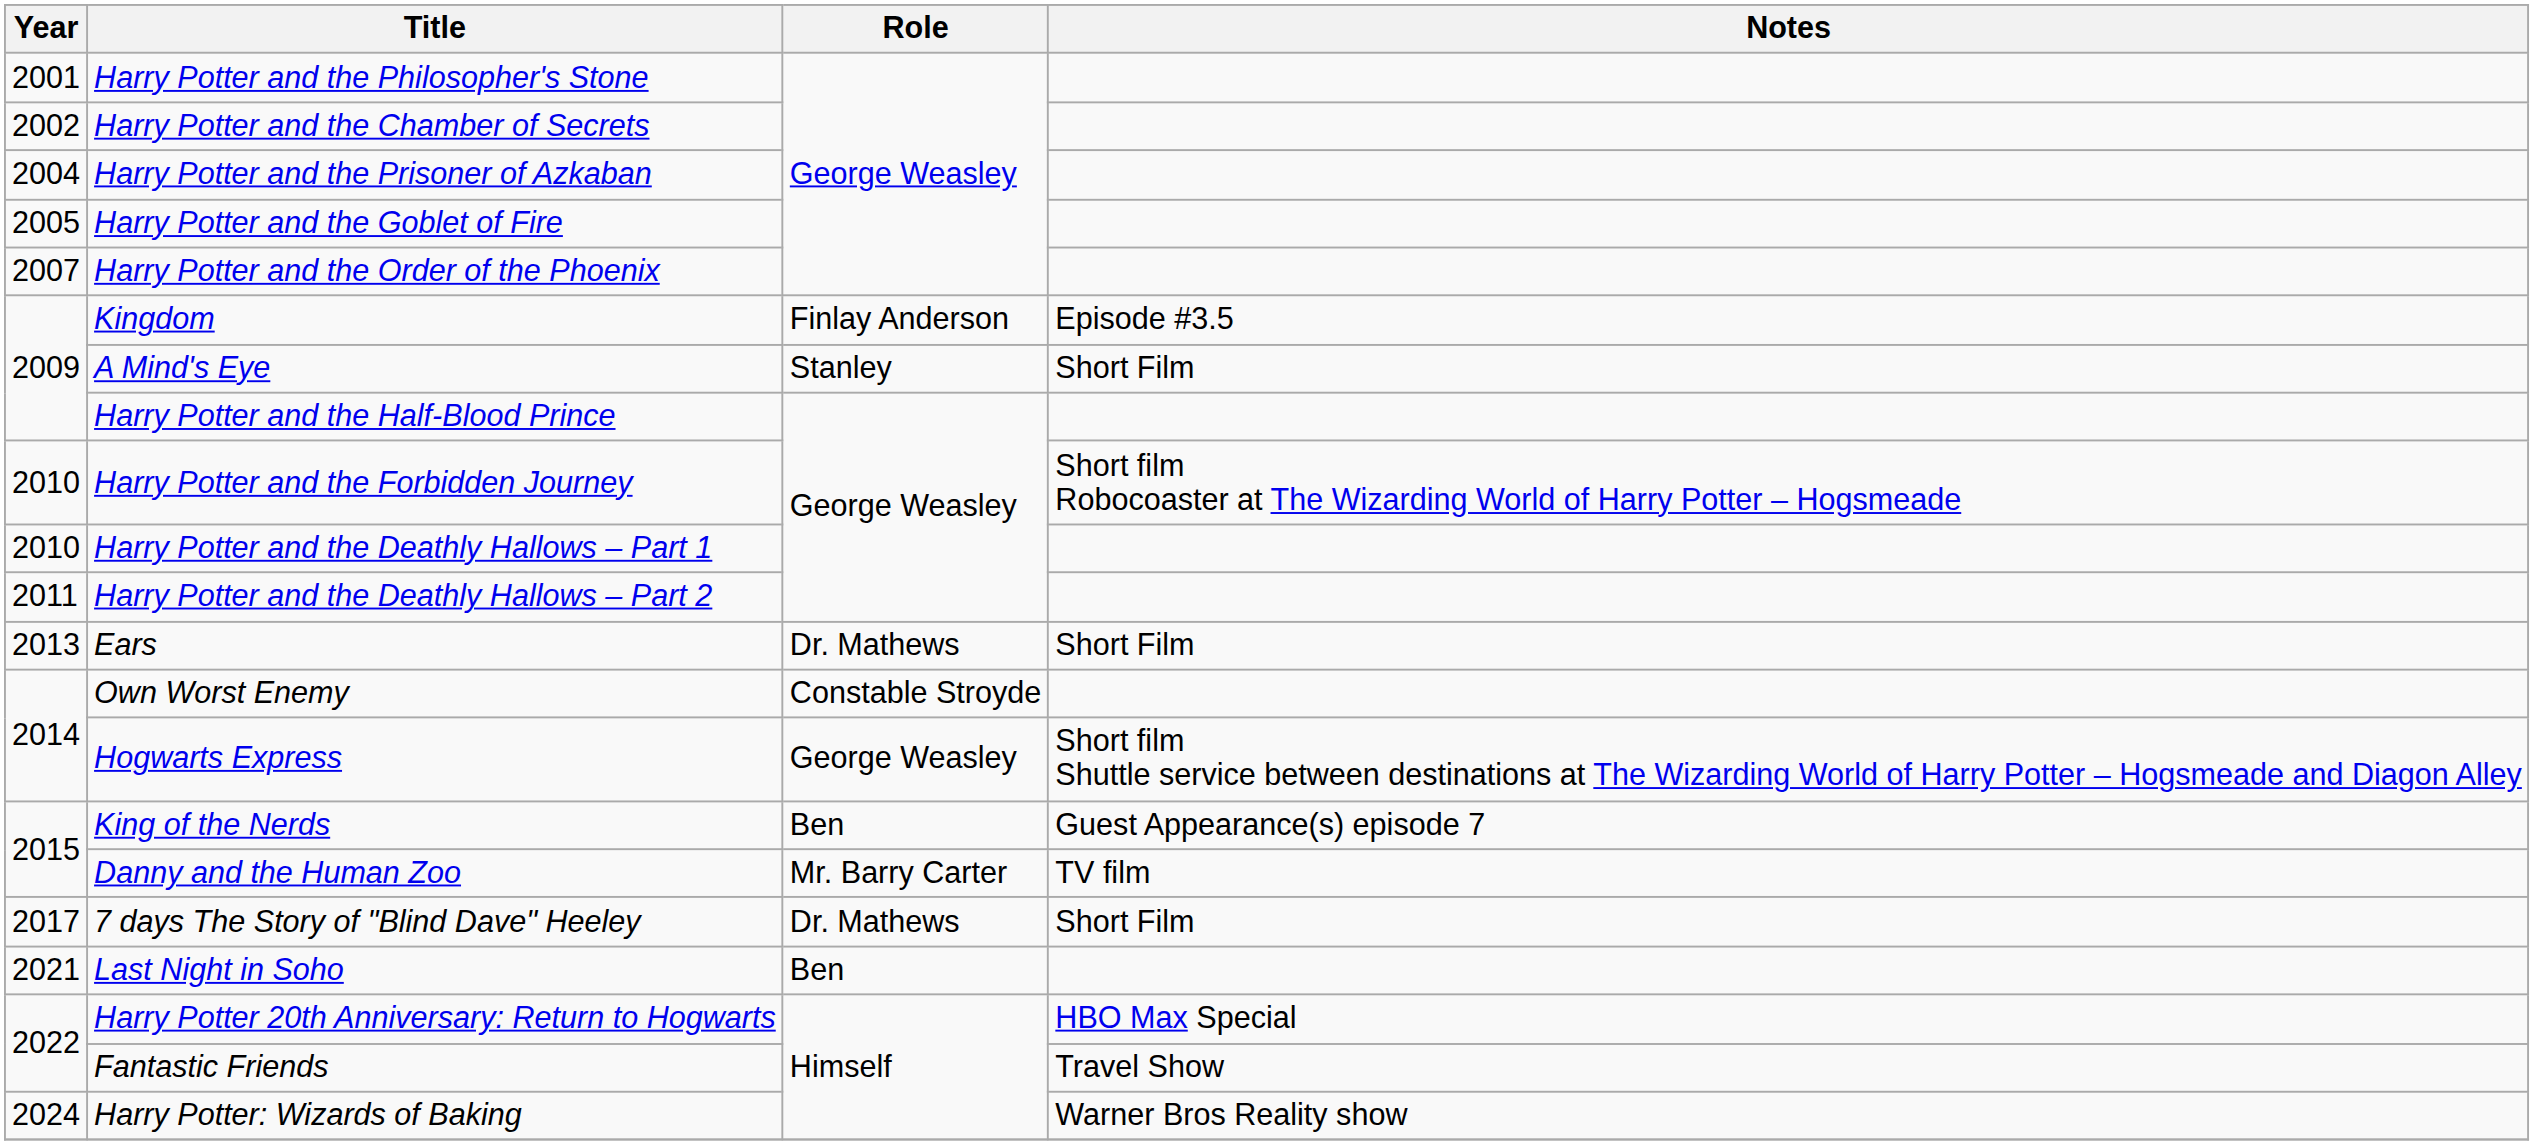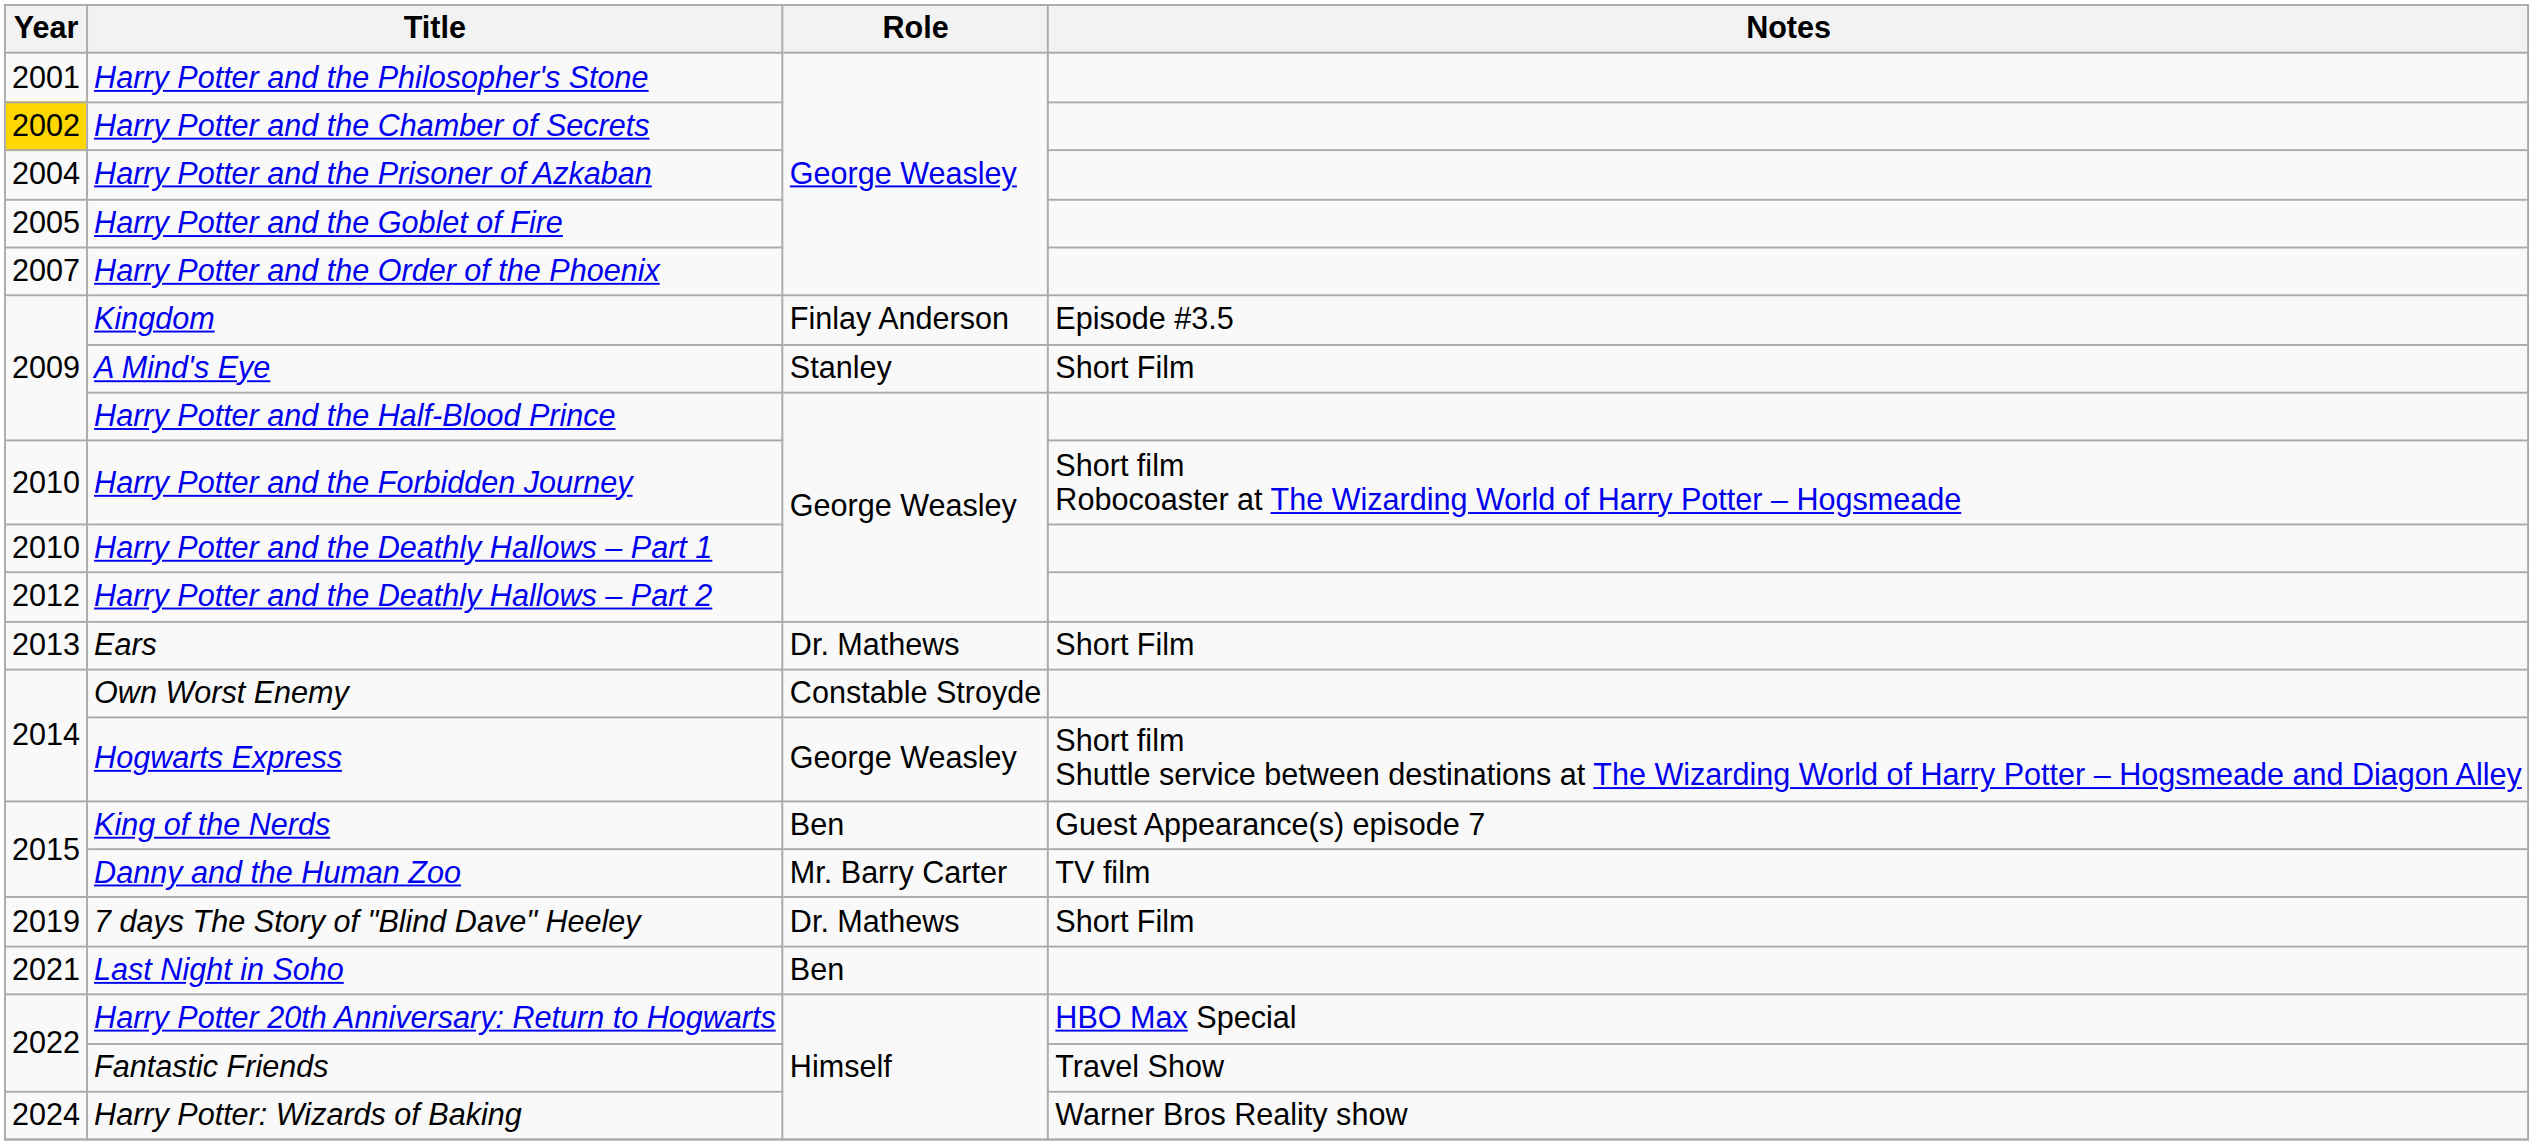(46, 125) no background -> (46, 125) gold background
(45, 596) 2011 -> (46, 596) 2012
(46, 921) 2017 -> (46, 921) 2019
